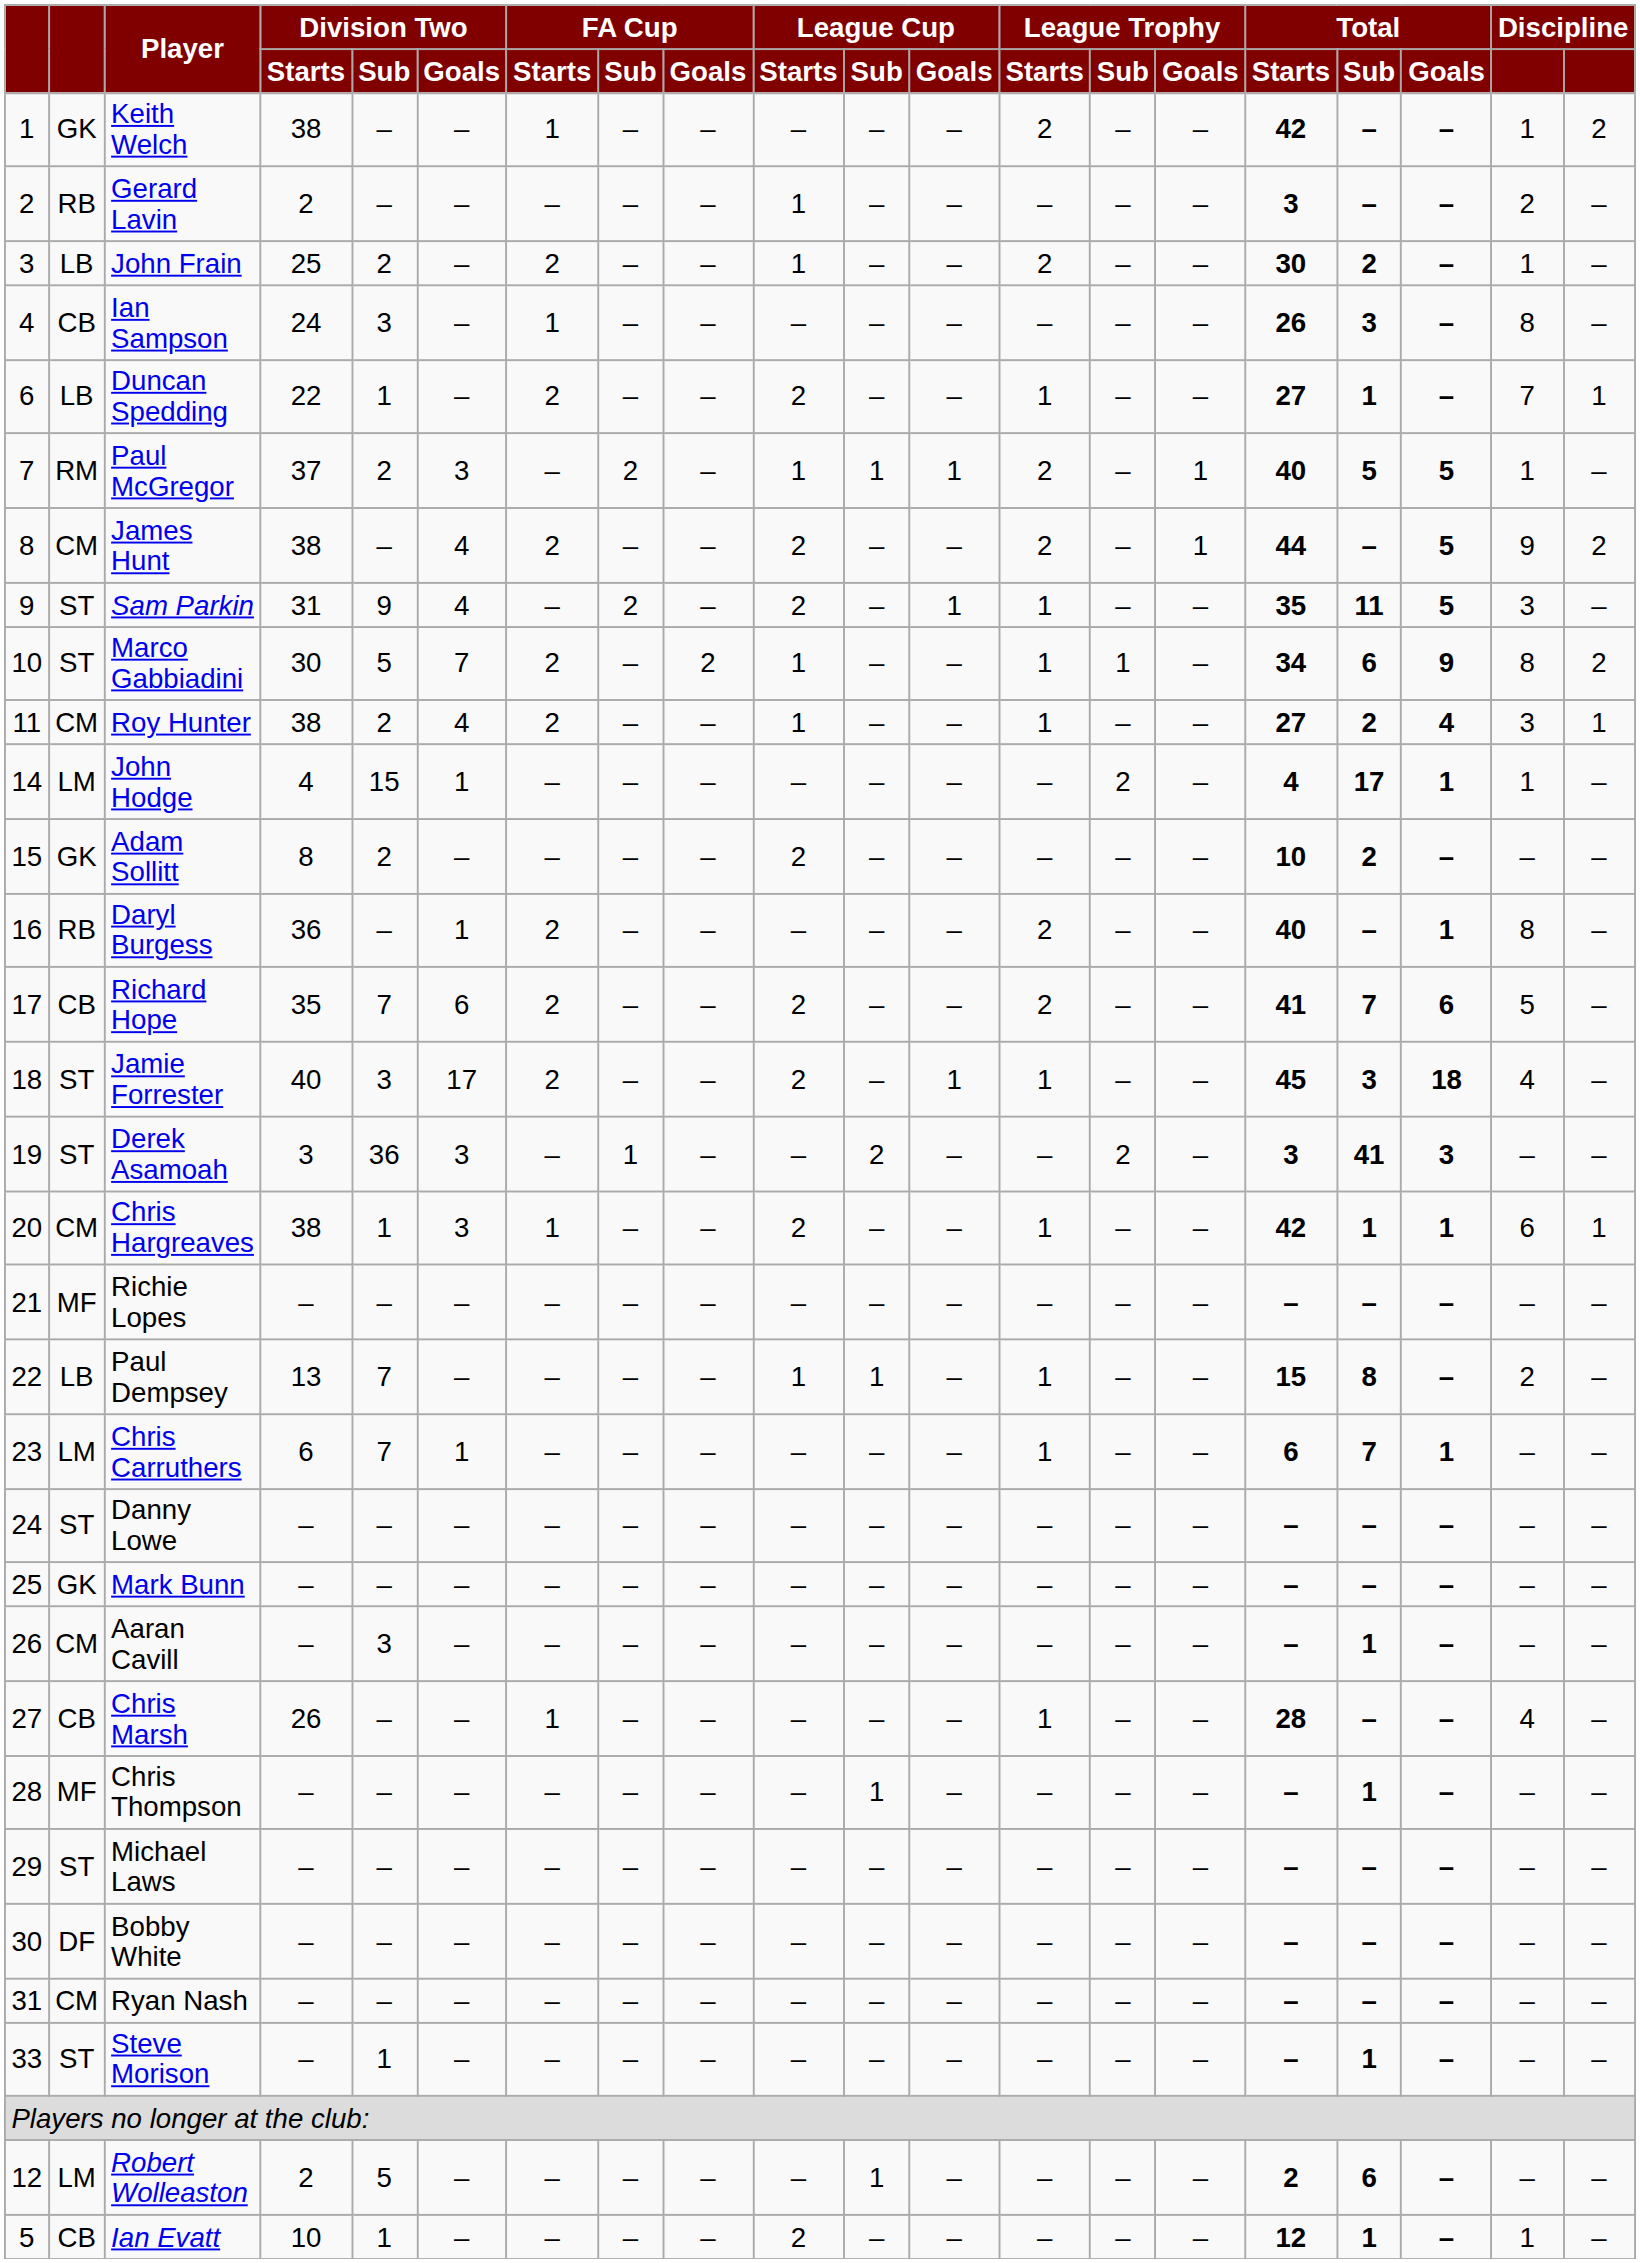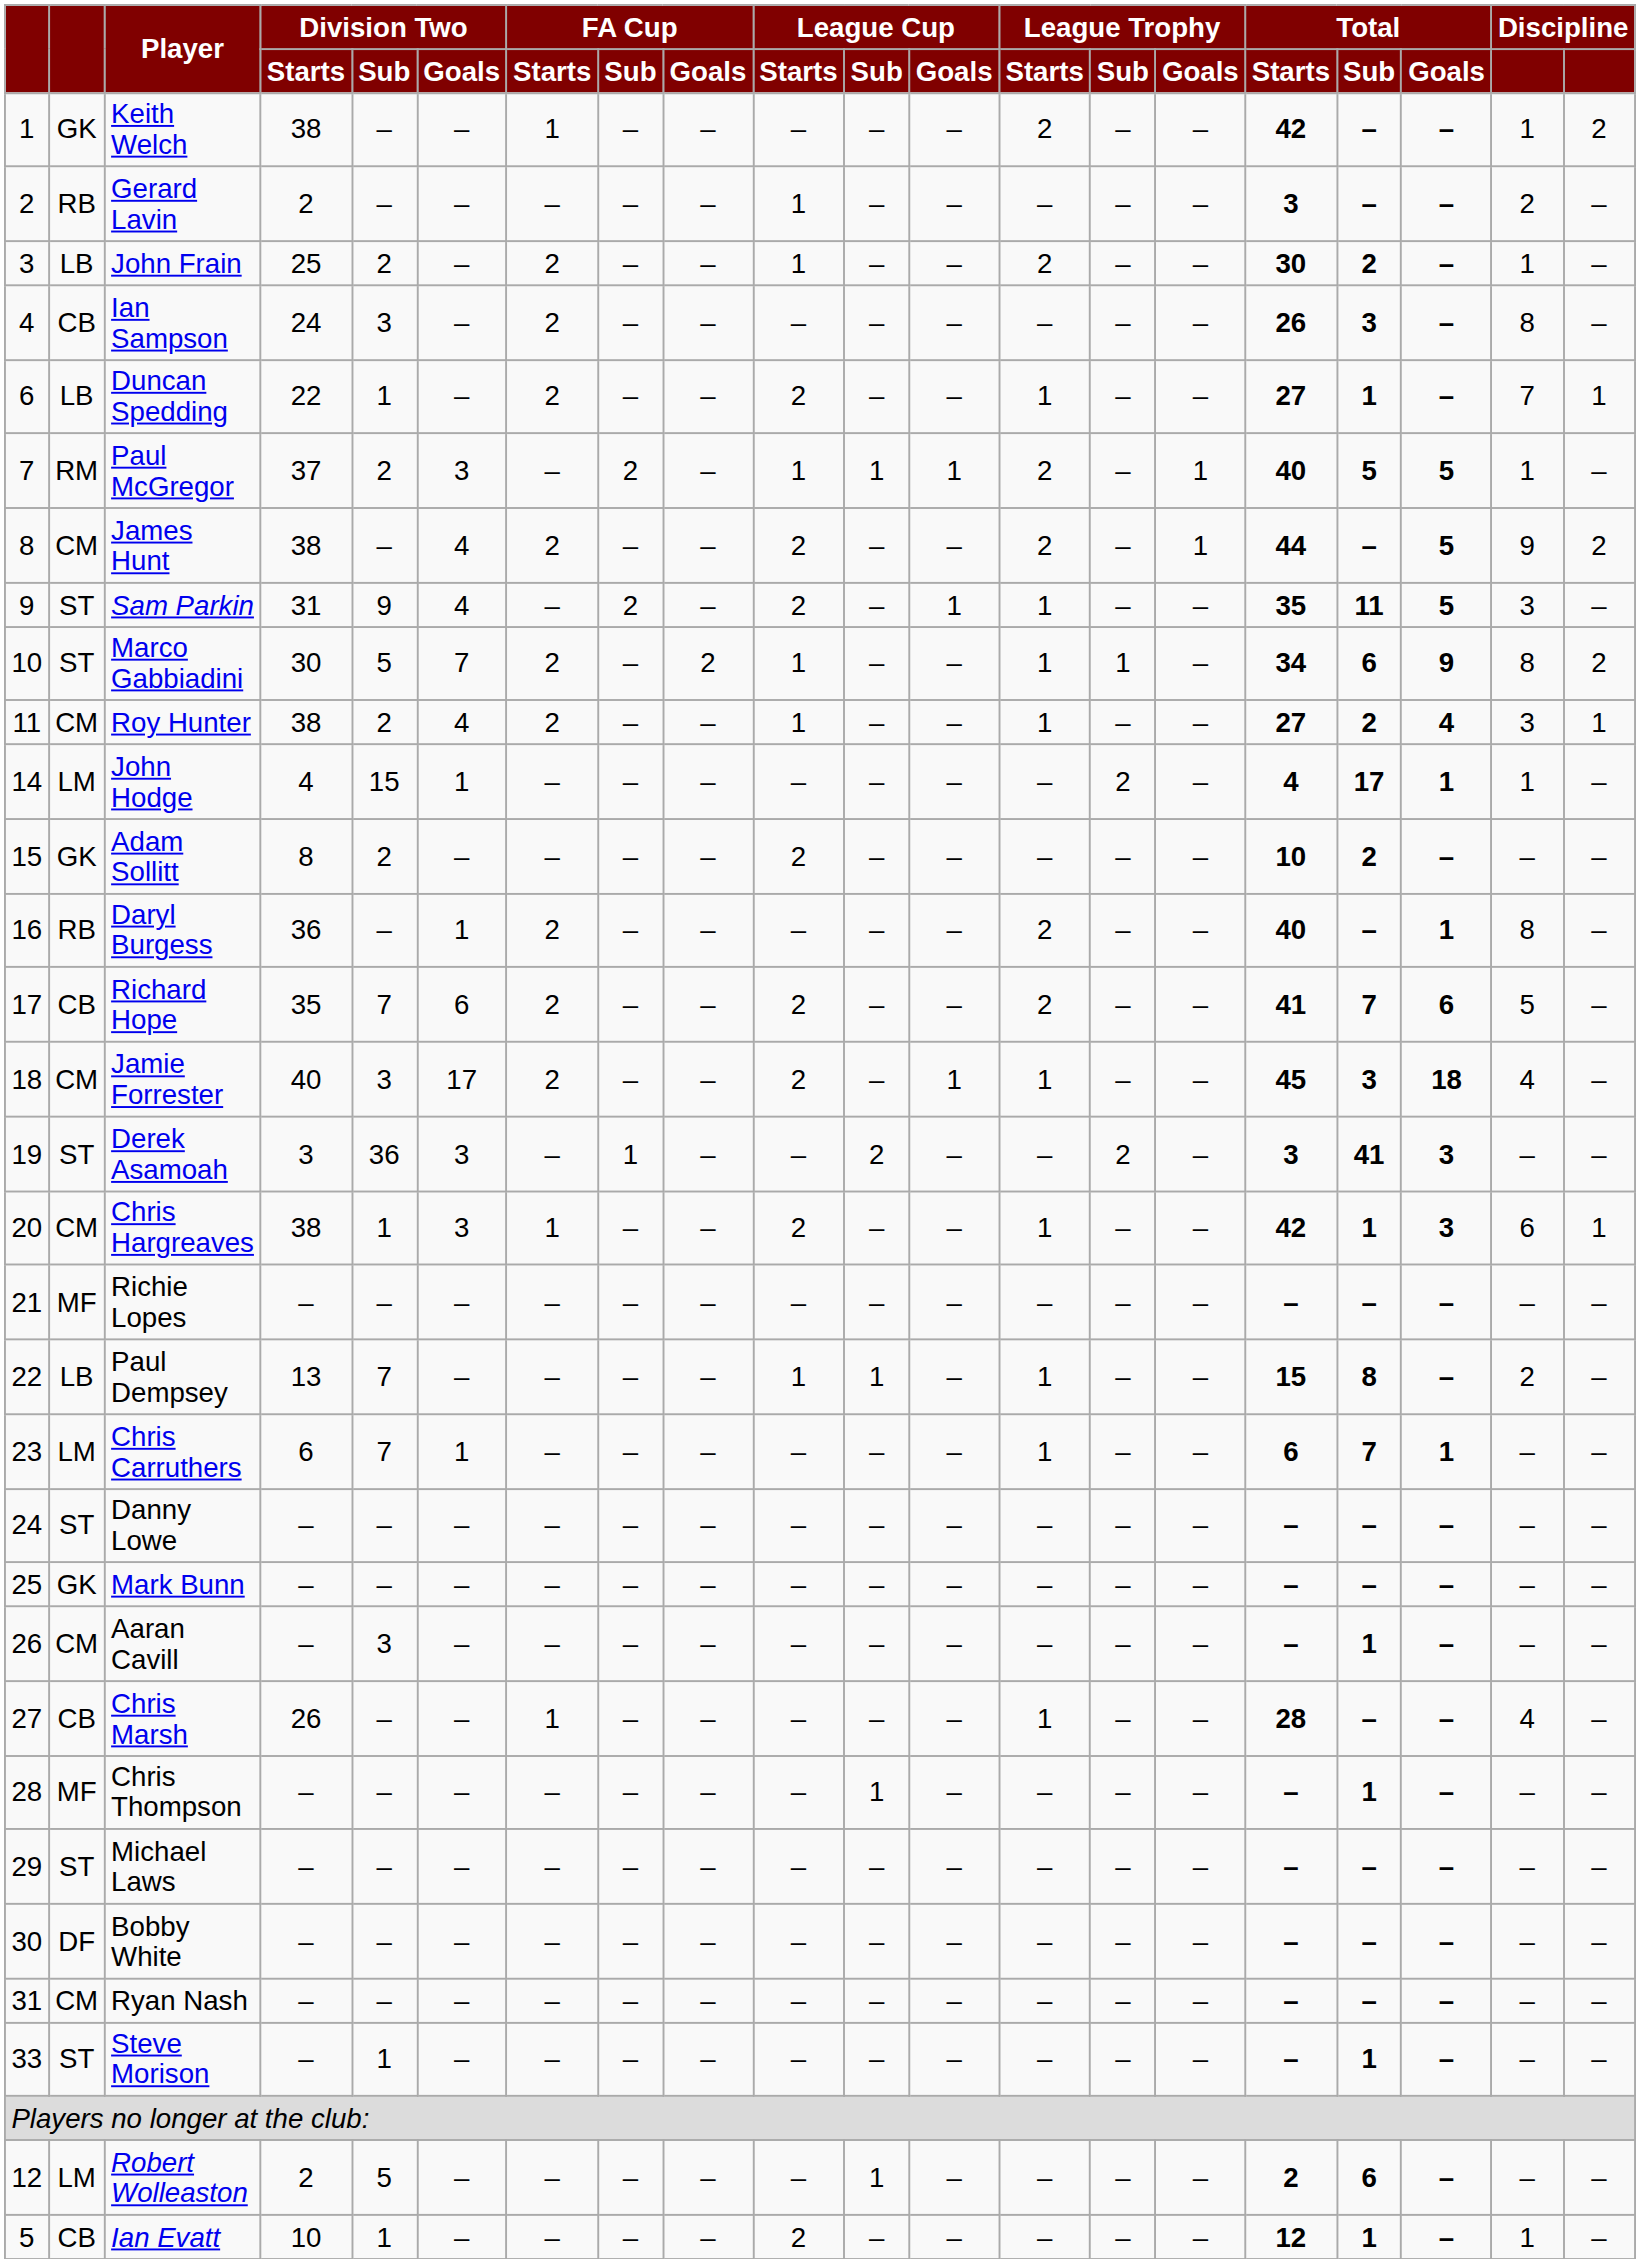(552, 322) 1 -> (552, 322) 2
(77, 1079) ST -> (77, 1079) CM
(1447, 1228) 1 -> (1447, 1228) 3
